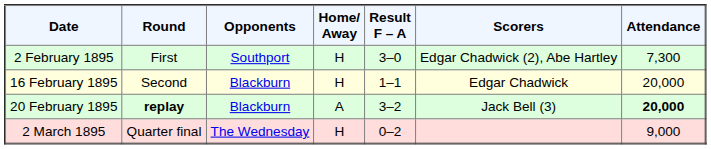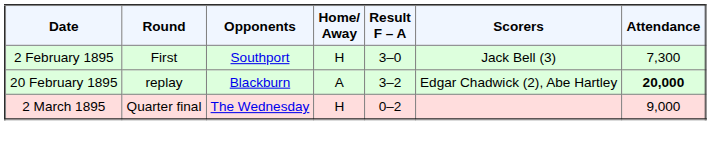(519, 58) Edgar Chadwick (2), Abe Hartley -> (519, 58) Jack Bell (3)
- row: (64, 82)
(164, 107) bold -> (164, 82) normal
(519, 107) Jack Bell (3) -> (519, 82) Edgar Chadwick (2), Abe Hartley
